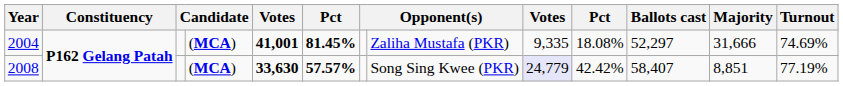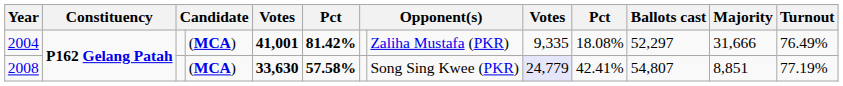(331, 42) 81.45% -> (331, 42) 81.42%
(804, 42) 74.69% -> (804, 42) 76.49%
(331, 68) 57.57% -> (331, 68) 57.58%
(600, 68) 42.42% -> (600, 68) 42.41%
(652, 68) 58,407 -> (652, 68) 54,807
